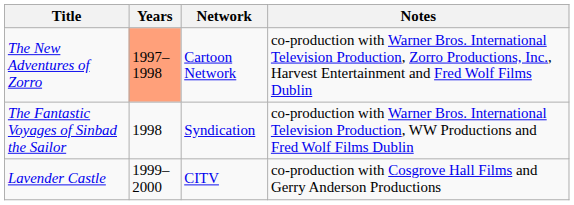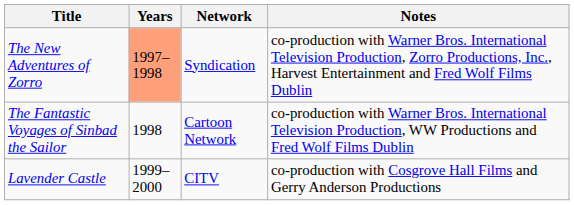(210, 65) Cartoon Network -> (220, 65) Syndication
(220, 130) Syndication -> (210, 130) Cartoon Network
